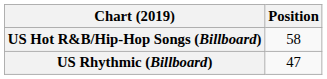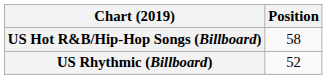(294, 62) 47 -> (294, 62) 52
